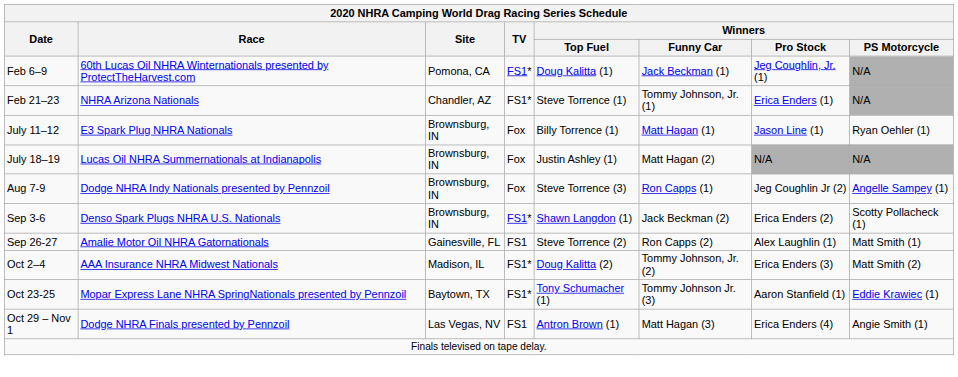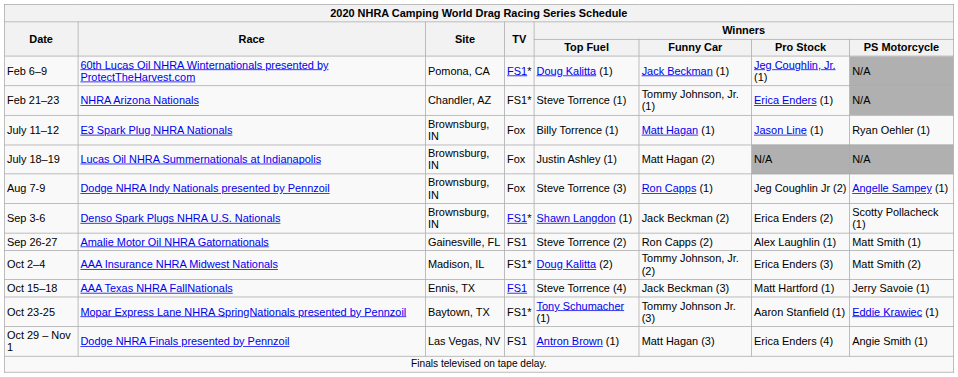+ row: (32, 289)
